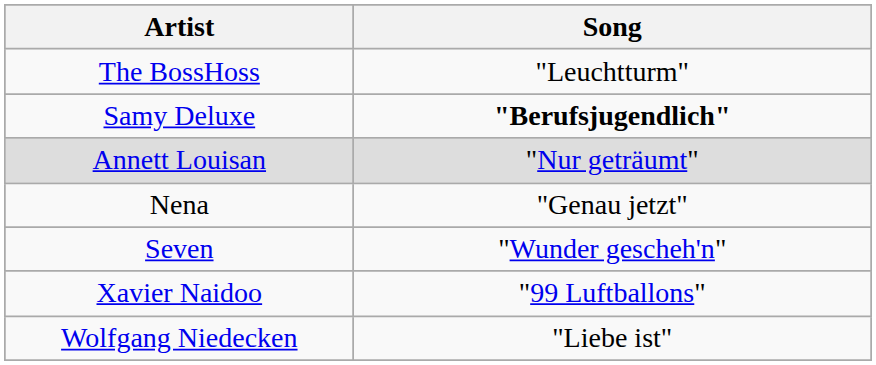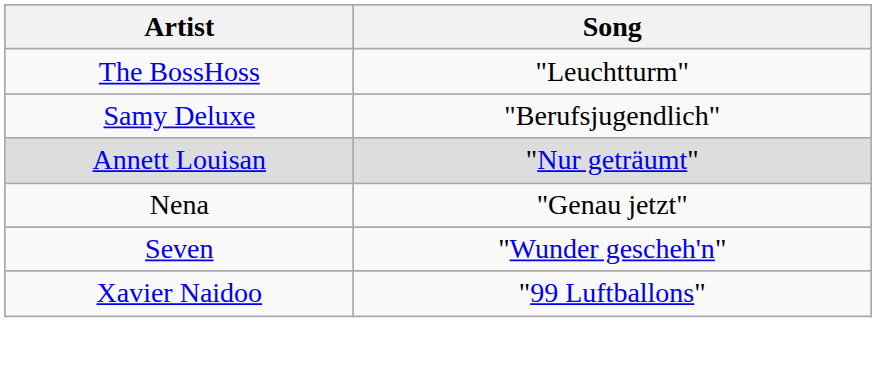(612, 115) bold -> (612, 115) normal
- row: (179, 337)
